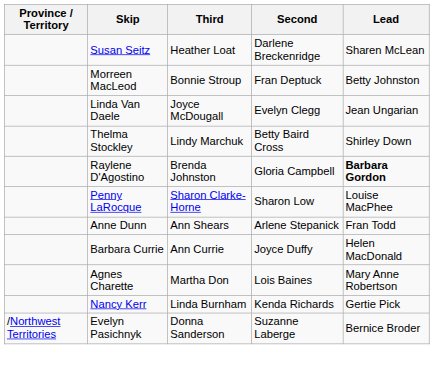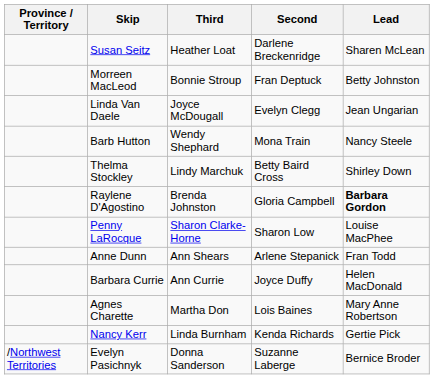+ row: (120, 141)
